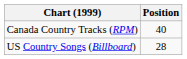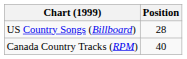rows swapped: (72, 29) <-> (71, 46)
